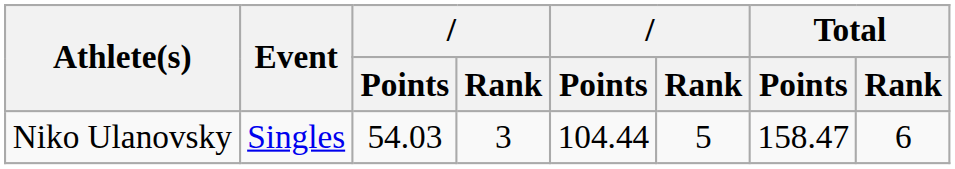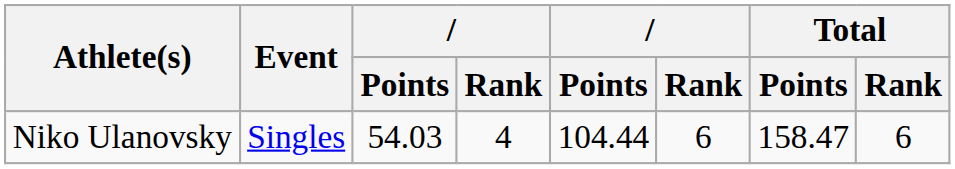(503, 136) 3 -> (503, 136) 4
(703, 136) 5 -> (703, 136) 6
